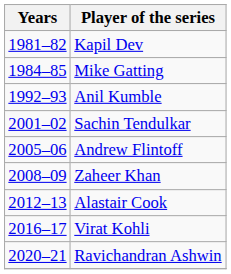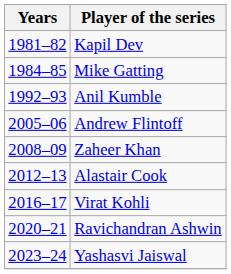- row: (132, 123)
+ row: (131, 255)
